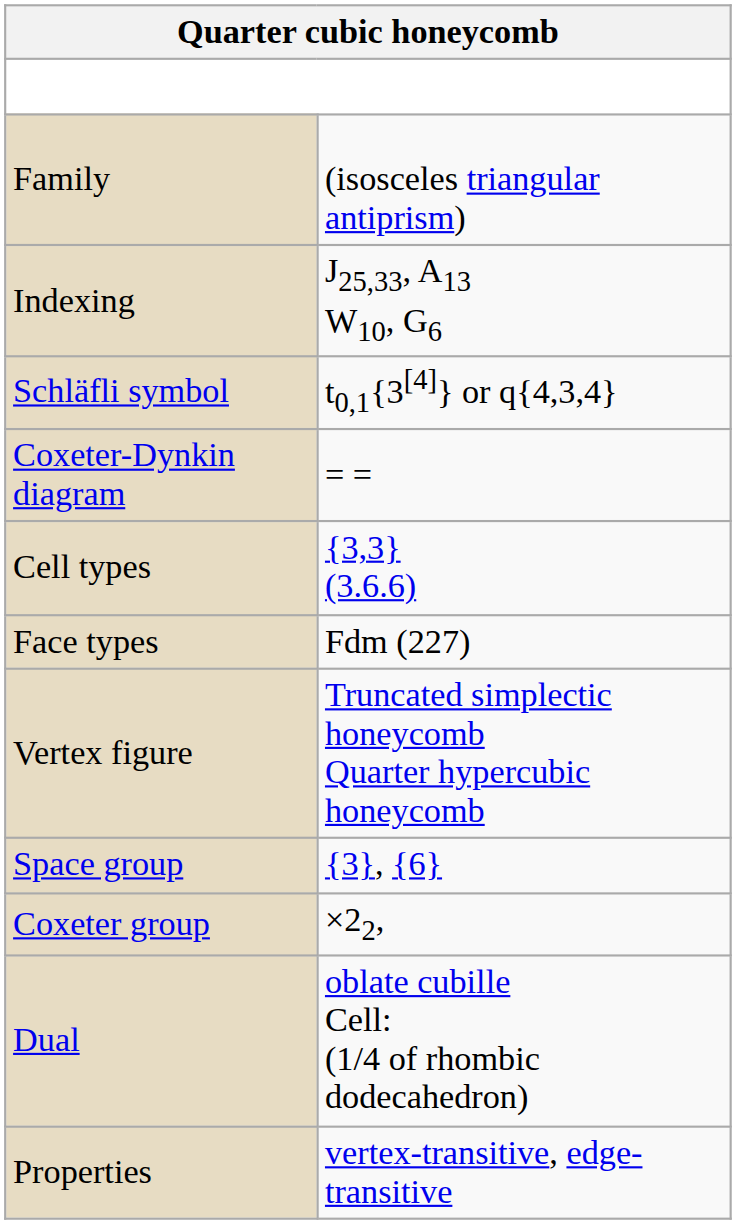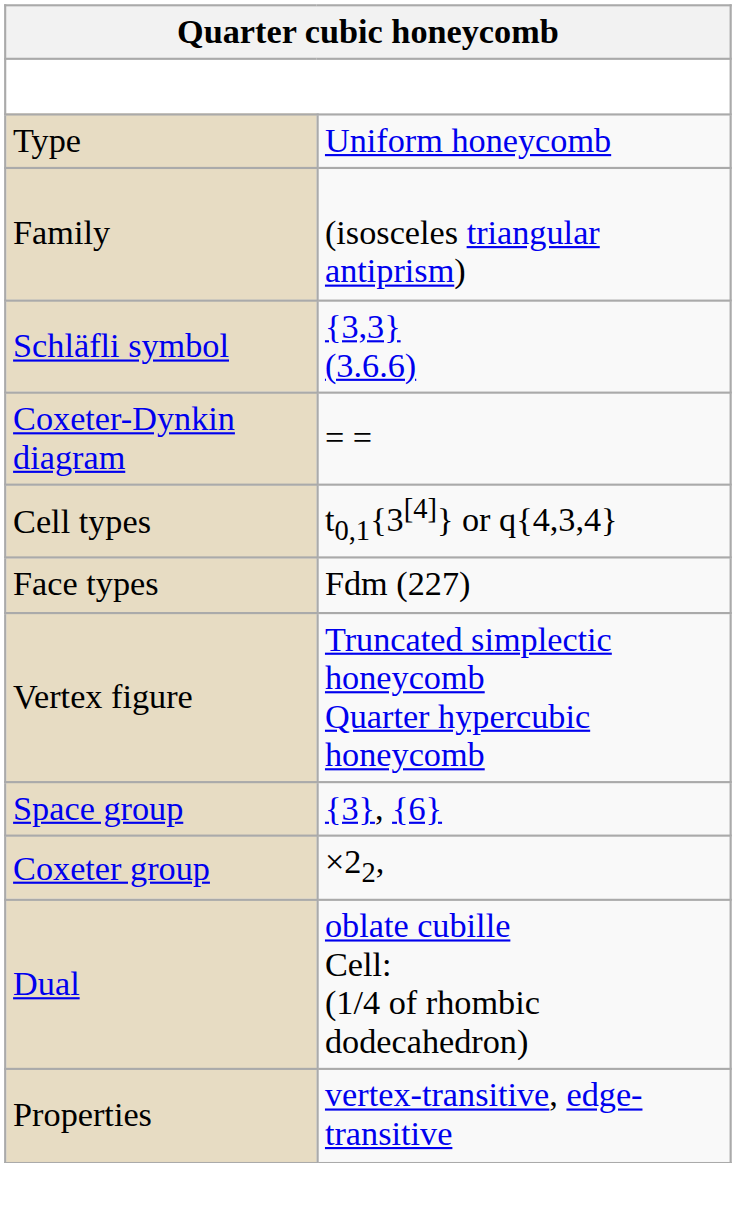+ row: (47, 140)
- row: (74, 300)
(471, 391) t0,1{3[4]} or q{4,3,4} -> (371, 345) {3,3} (3.6.6)
(371, 567) {3,3} (3.6.6) -> (471, 520) t0,1{3[4]} or q{4,3,4}
